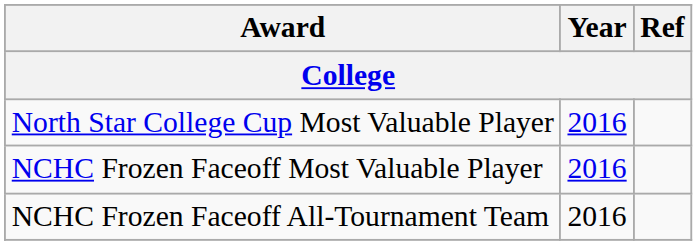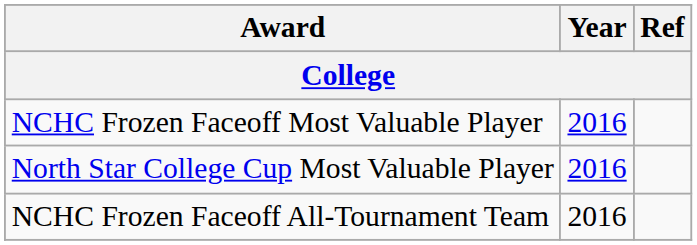rows swapped: (283, 121) <-> (277, 168)
